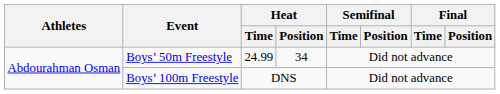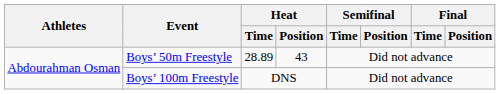(259, 57) 24.99 -> (259, 57) 28.89
(301, 57) 34 -> (301, 57) 43
